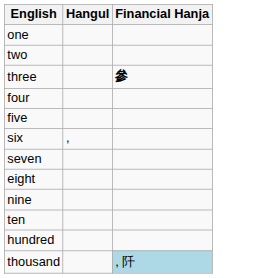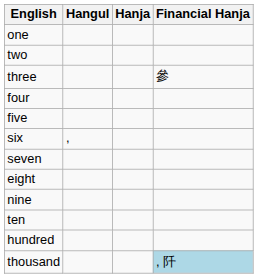+ column: (133, 14)
(122, 76) bold -> (162, 76) normal
